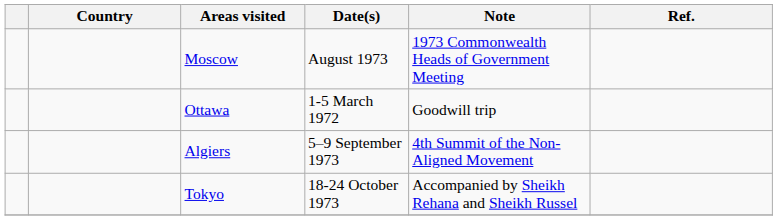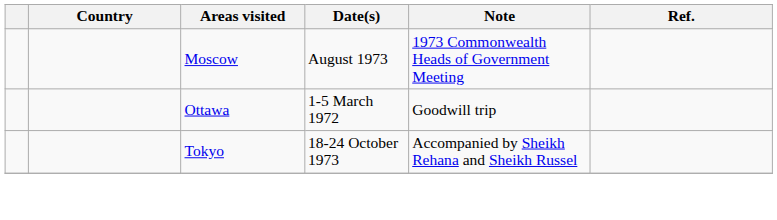- row: (207, 151)
